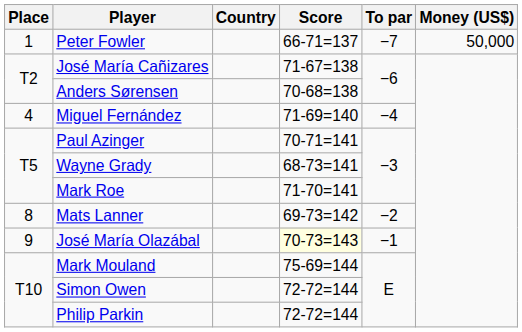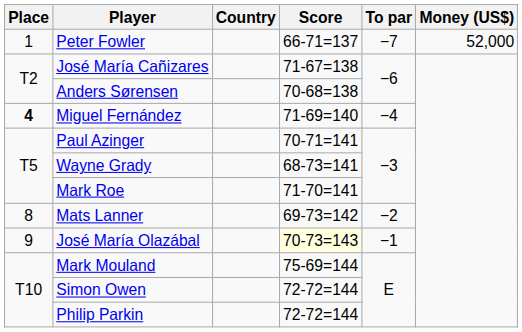(490, 42) 50,000 -> (490, 42) 52,000
(29, 116) normal -> (29, 116) bold
